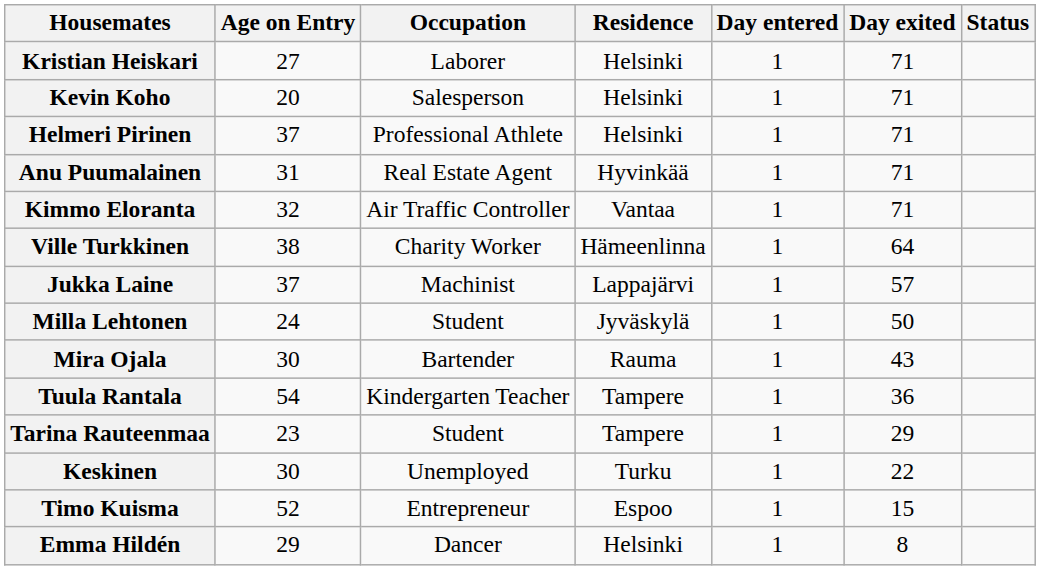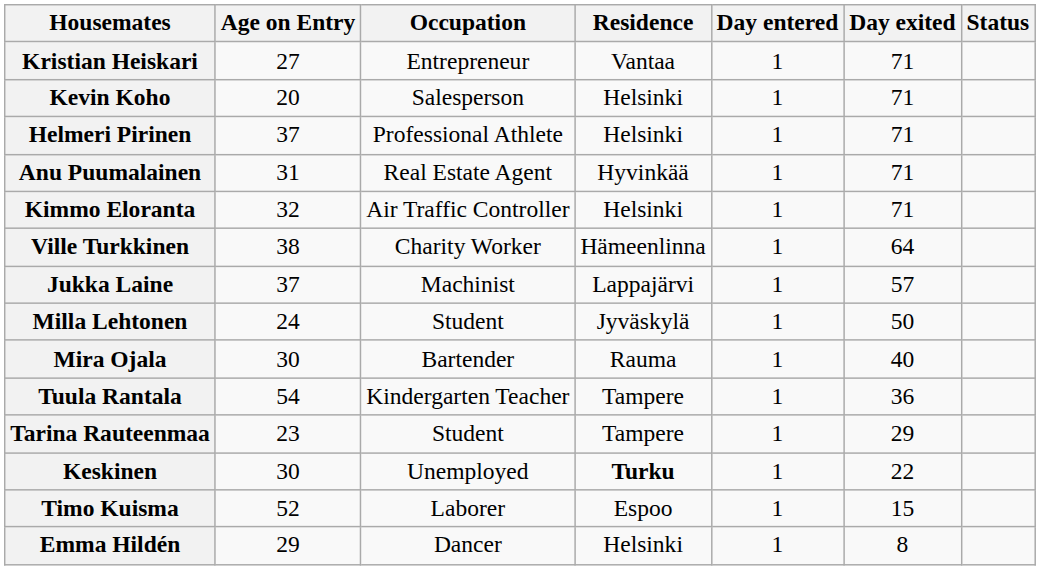(468, 60) Laborer -> (468, 60) Entrepreneur
(643, 60) Helsinki -> (643, 60) Vantaa
(643, 209) Vantaa -> (643, 209) Helsinki
(902, 358) 43 -> (902, 358) 40
(643, 470) normal -> (643, 470) bold
(468, 508) Entrepreneur -> (468, 508) Laborer
